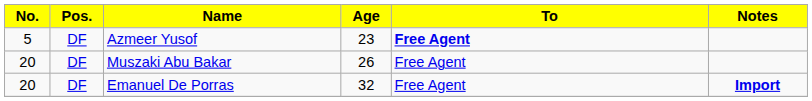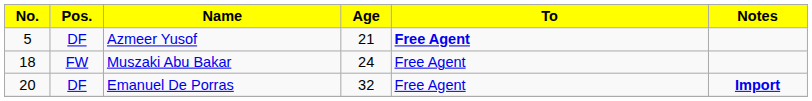(366, 39) 23 -> (366, 39) 21
(27, 62) 20 -> (27, 62) 18
(77, 62) DF -> (77, 62) FW
(366, 62) 26 -> (366, 62) 24
